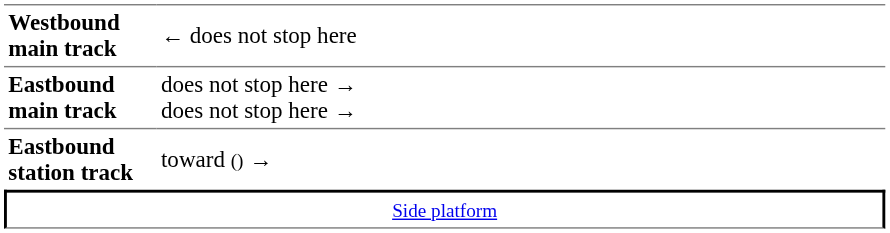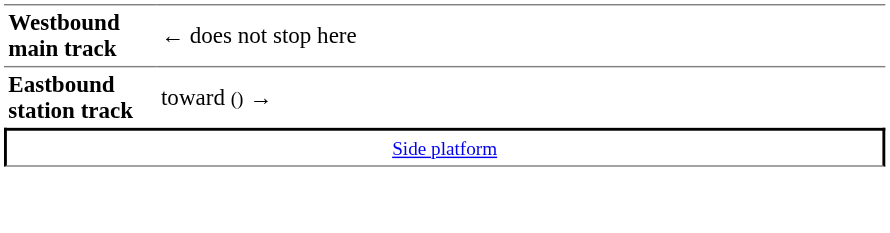- row: (62, 97)
